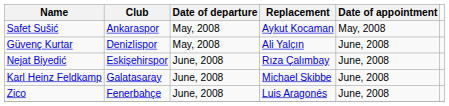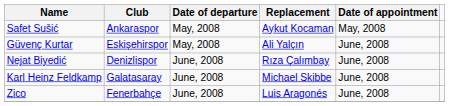(132, 45) Denizlispor -> (137, 45) Eskişehirspor
(137, 61) Eskişehirspor -> (132, 61) Denizlispor
